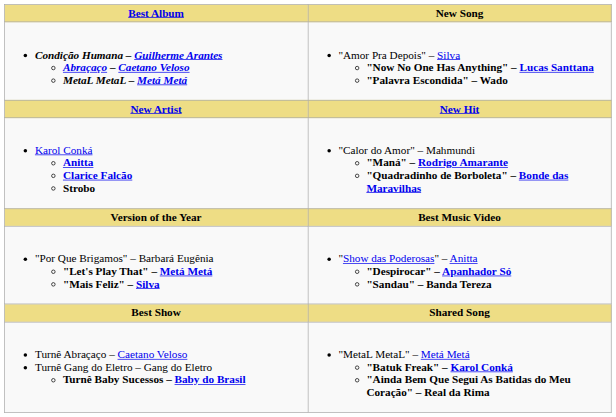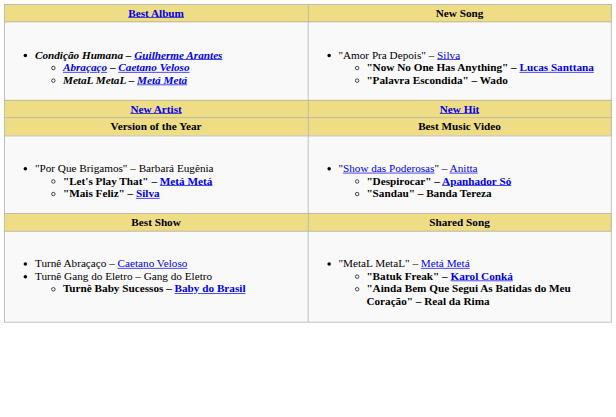- row: (156, 169)
